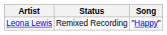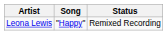columns swapped: (146, 10) <-> (92, 10)
